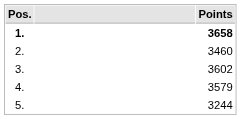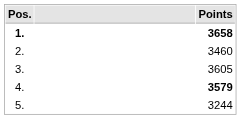(220, 69) 3602 -> (220, 69) 3605
(220, 87) normal -> (220, 87) bold
